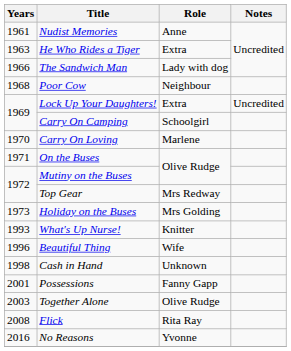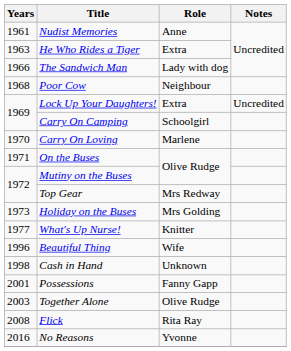(18, 229) 1993 -> (18, 229) 1977
